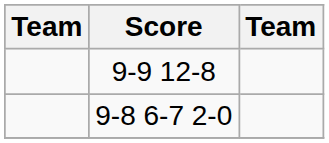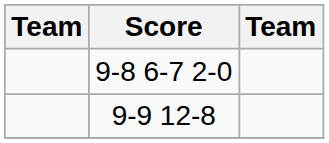rows swapped: (164, 71) <-> (164, 115)
